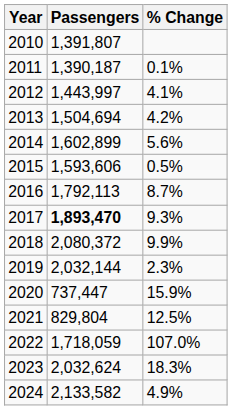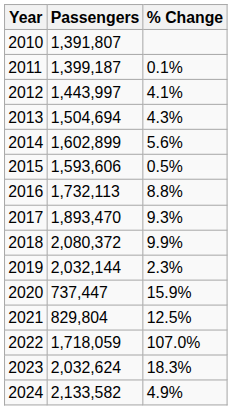(86, 67) 1,390,187 -> (86, 67) 1,399,187
(165, 117) 4.2% -> (165, 117) 4.3%
(85, 192) 1,792,113 -> (85, 192) 1,732,113
(165, 192) 8.7% -> (165, 192) 8.8%
(86, 217) bold -> (86, 217) normal
